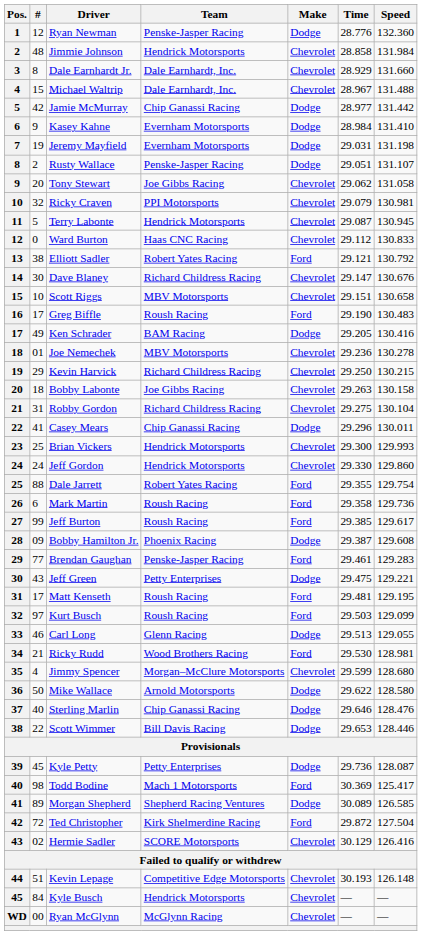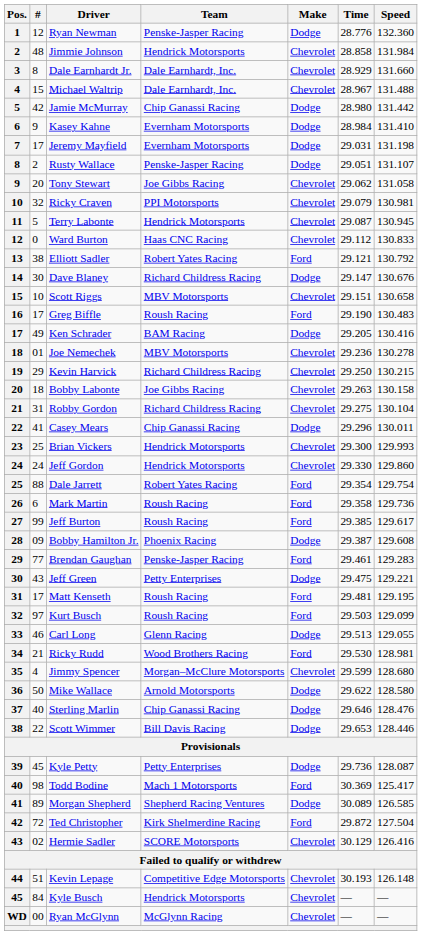(356, 108) 28.977 -> (356, 108) 28.980
(38, 145) 19 -> (38, 145) 17
(313, 277) Chevrolet -> (305, 277) Dodge
(356, 484) 29.355 -> (356, 484) 29.354
